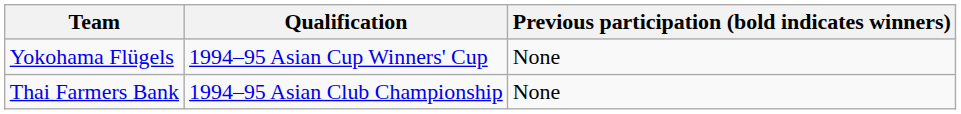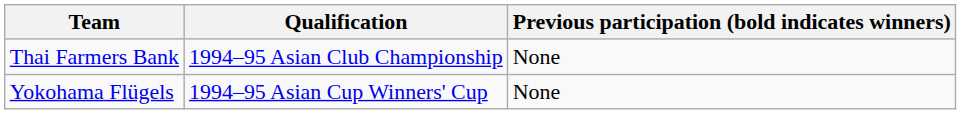rows swapped: (94, 91) <-> (92, 56)
